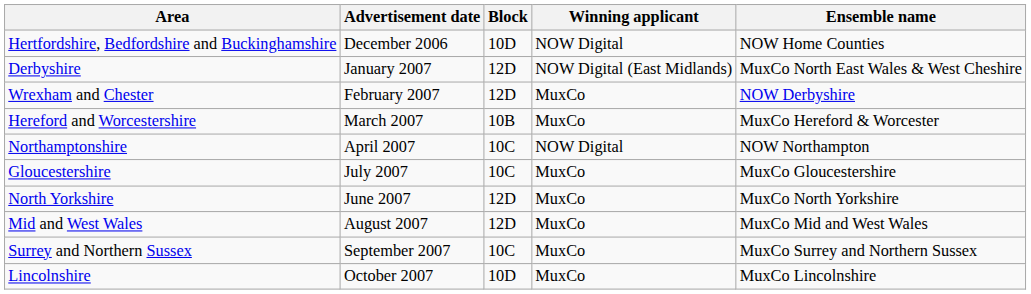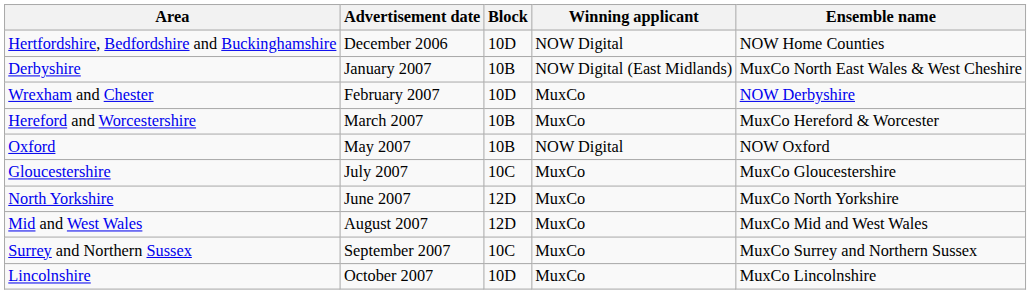(502, 69) 12D -> (501, 69) 10B
(502, 95) 12D -> (502, 95) 10D
- row: (68, 146)
+ row: (32, 146)
